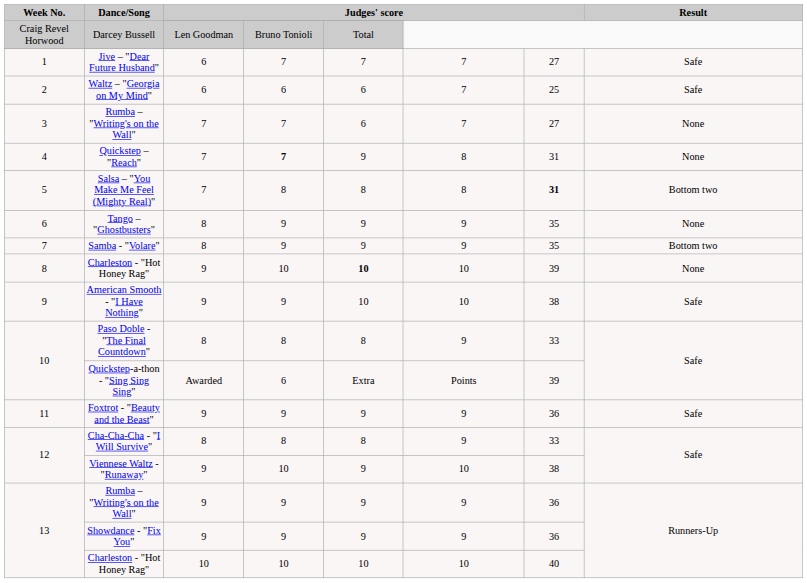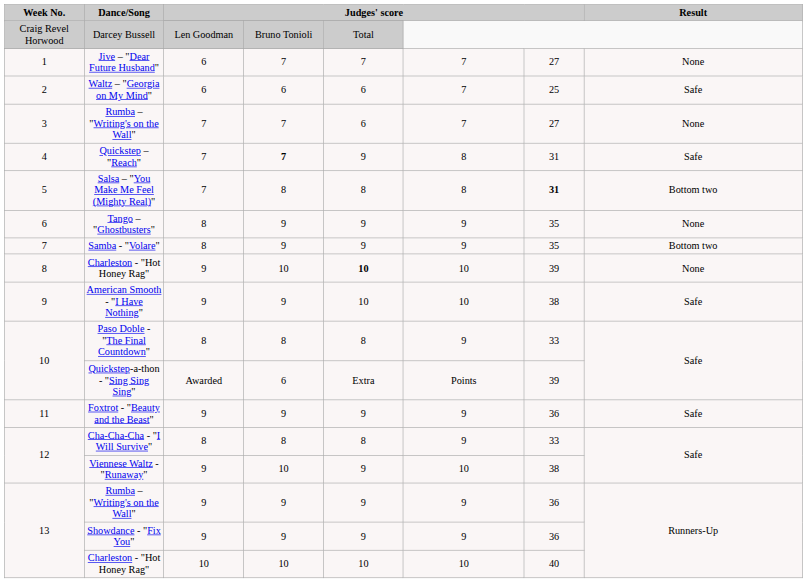(693, 62) Safe -> (693, 62) None
(693, 157) None -> (693, 157) Safe
